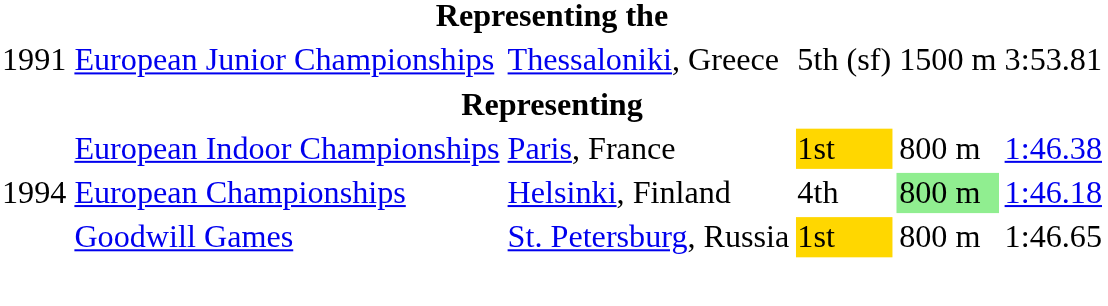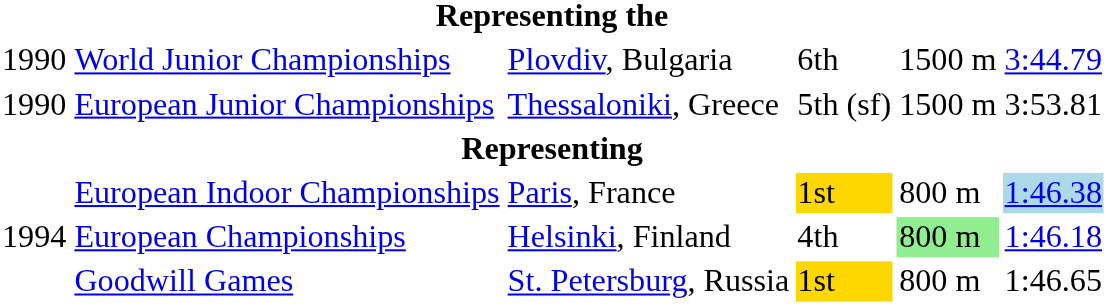+ row: (262, 59)
(34, 59) 1991 -> (34, 104) 1990
(1053, 148) no background -> (1053, 192) lightblue background
